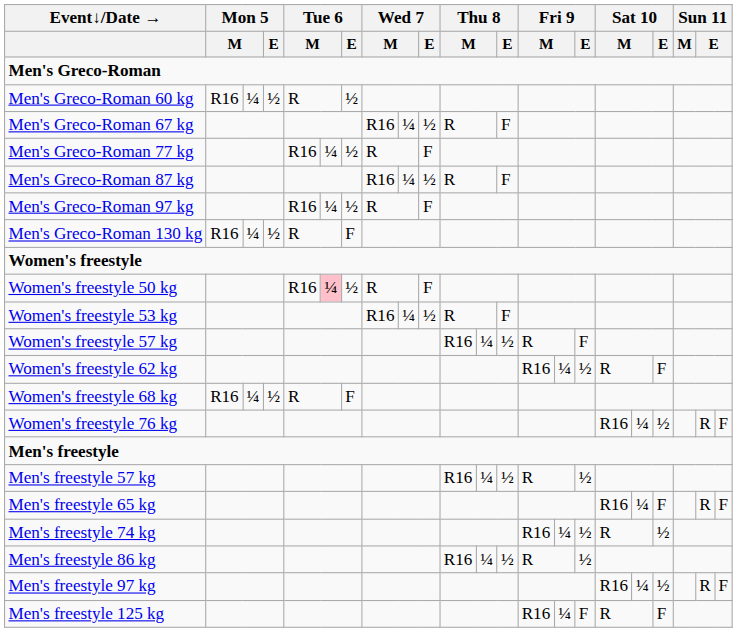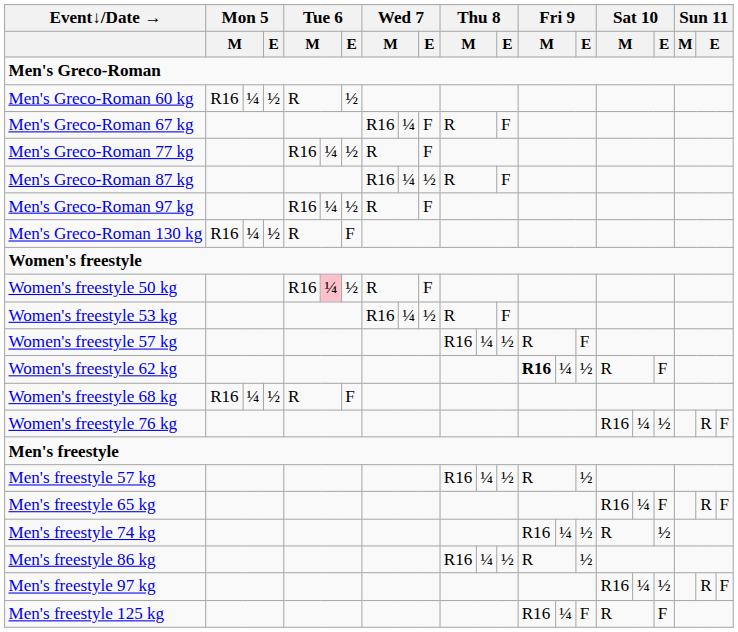(429, 124) ½ -> (428, 124) F
(536, 369) normal -> (536, 369) bold
